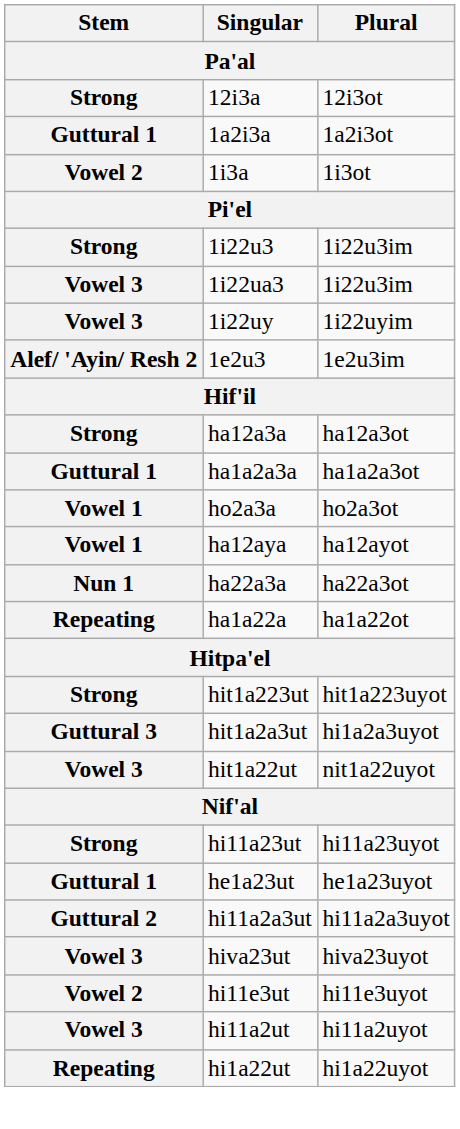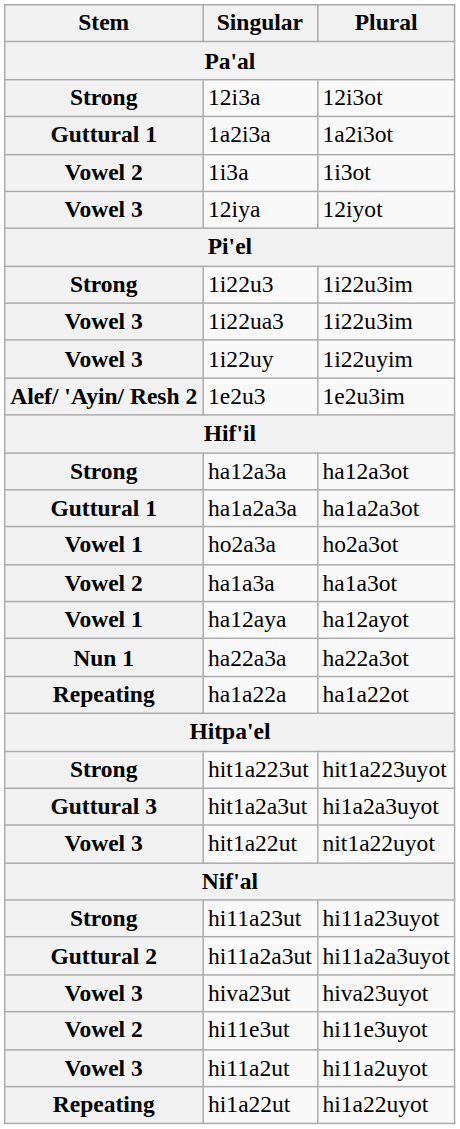+ row: (234, 209)
+ row: (241, 582)
- row: (251, 881)
